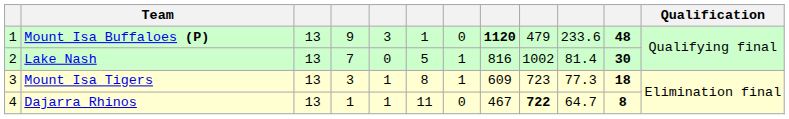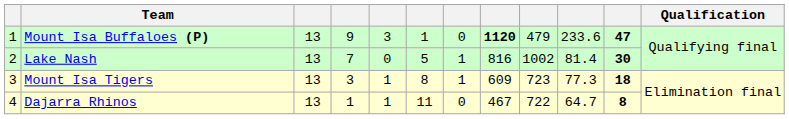(623, 37) 48 -> (623, 37) 47
(538, 103) bold -> (538, 103) normal
